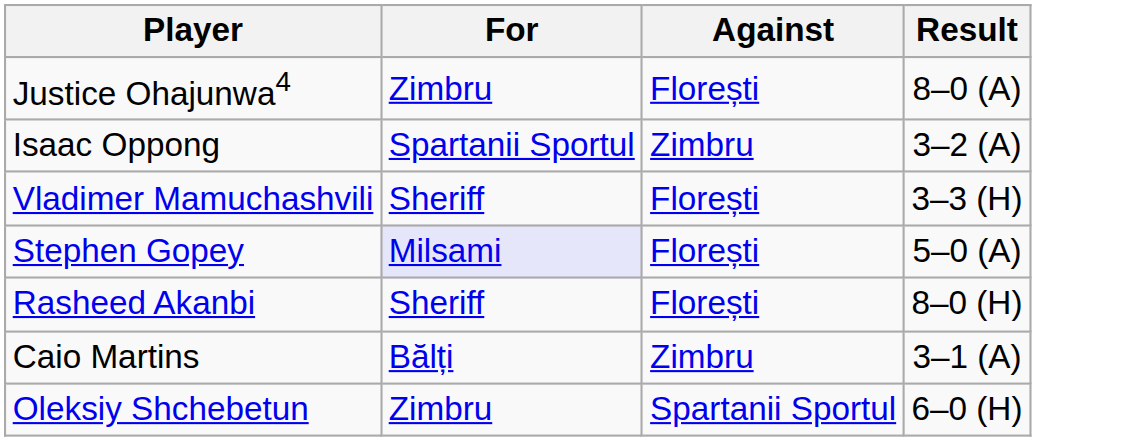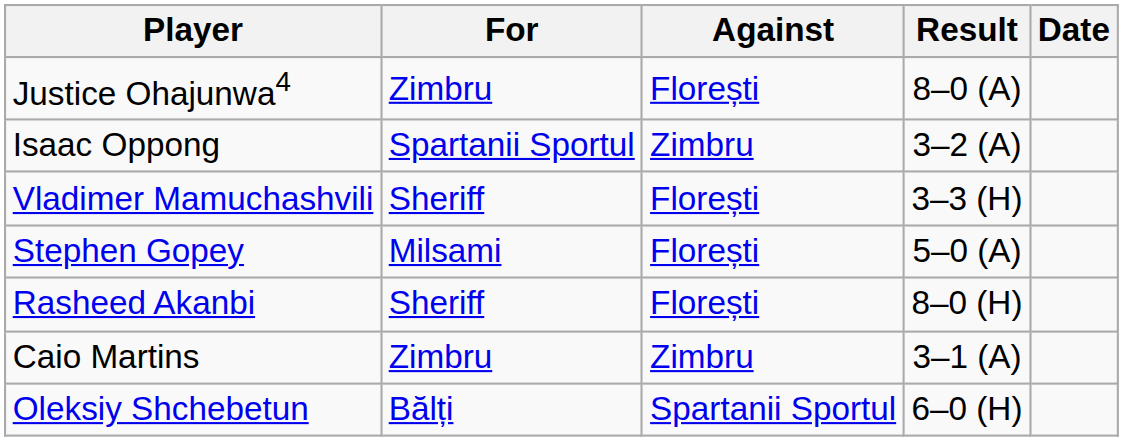+ column: (1074, 30)
(445, 251) lavender background -> (445, 251) no background
(421, 356) Bălți -> (440, 356) Zimbru
(440, 409) Zimbru -> (421, 409) Bălți
